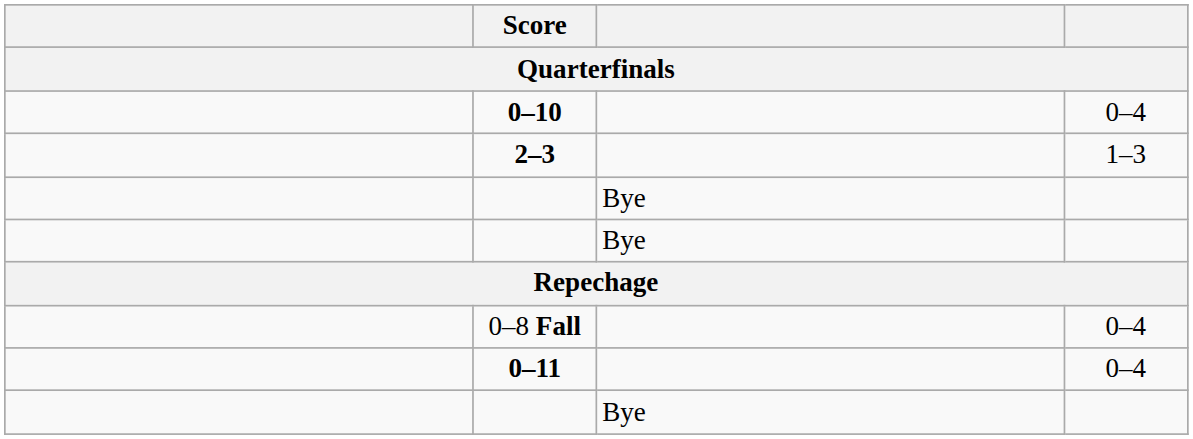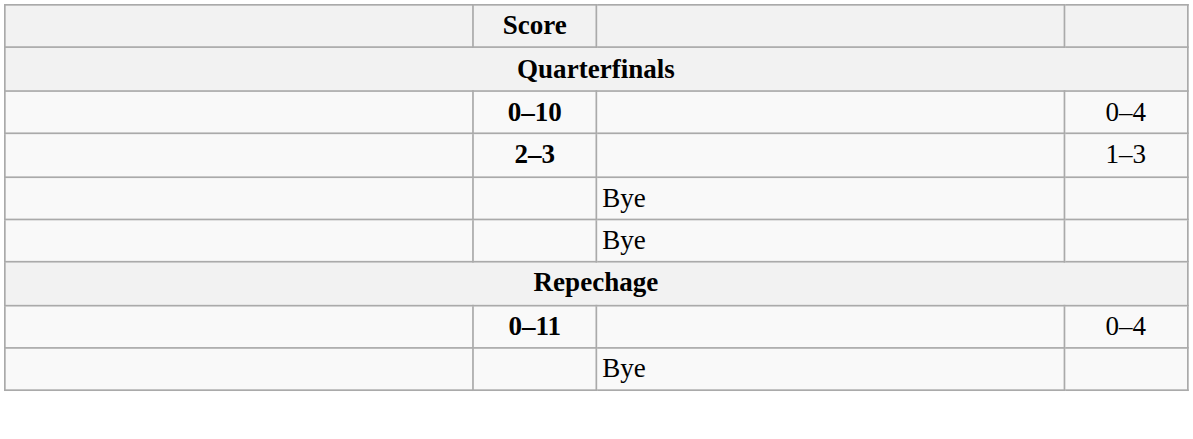- row: (535, 326)
